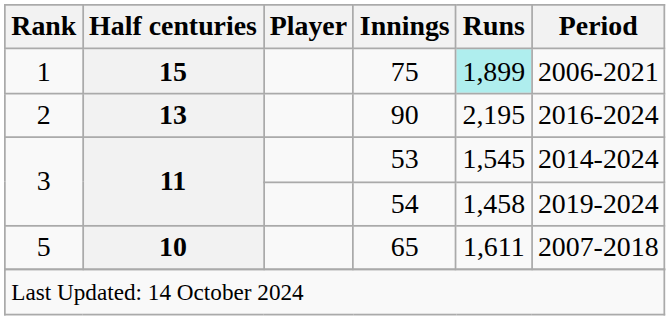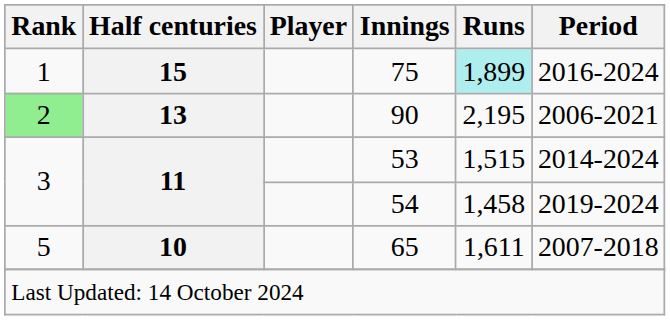(598, 70) 2006-2021 -> (598, 70) 2016-2024
(44, 114) no background -> (44, 114) lightgreen background
(598, 114) 2016-2024 -> (598, 114) 2006-2021
(494, 159) 1,545 -> (494, 159) 1,515
